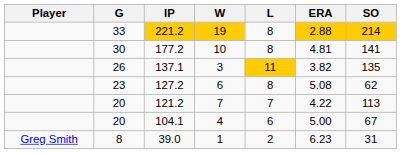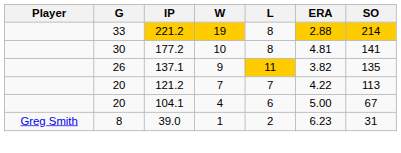(220, 67) 3 -> (220, 67) 9
- row: (169, 85)
